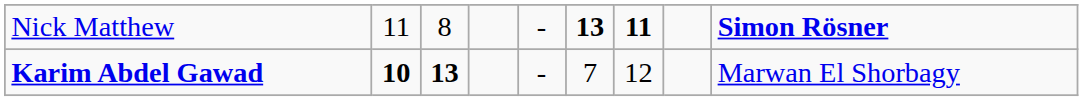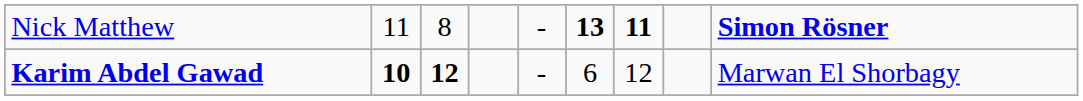(445, 71) 13 -> (445, 71) 12
(590, 71) 7 -> (590, 71) 6
